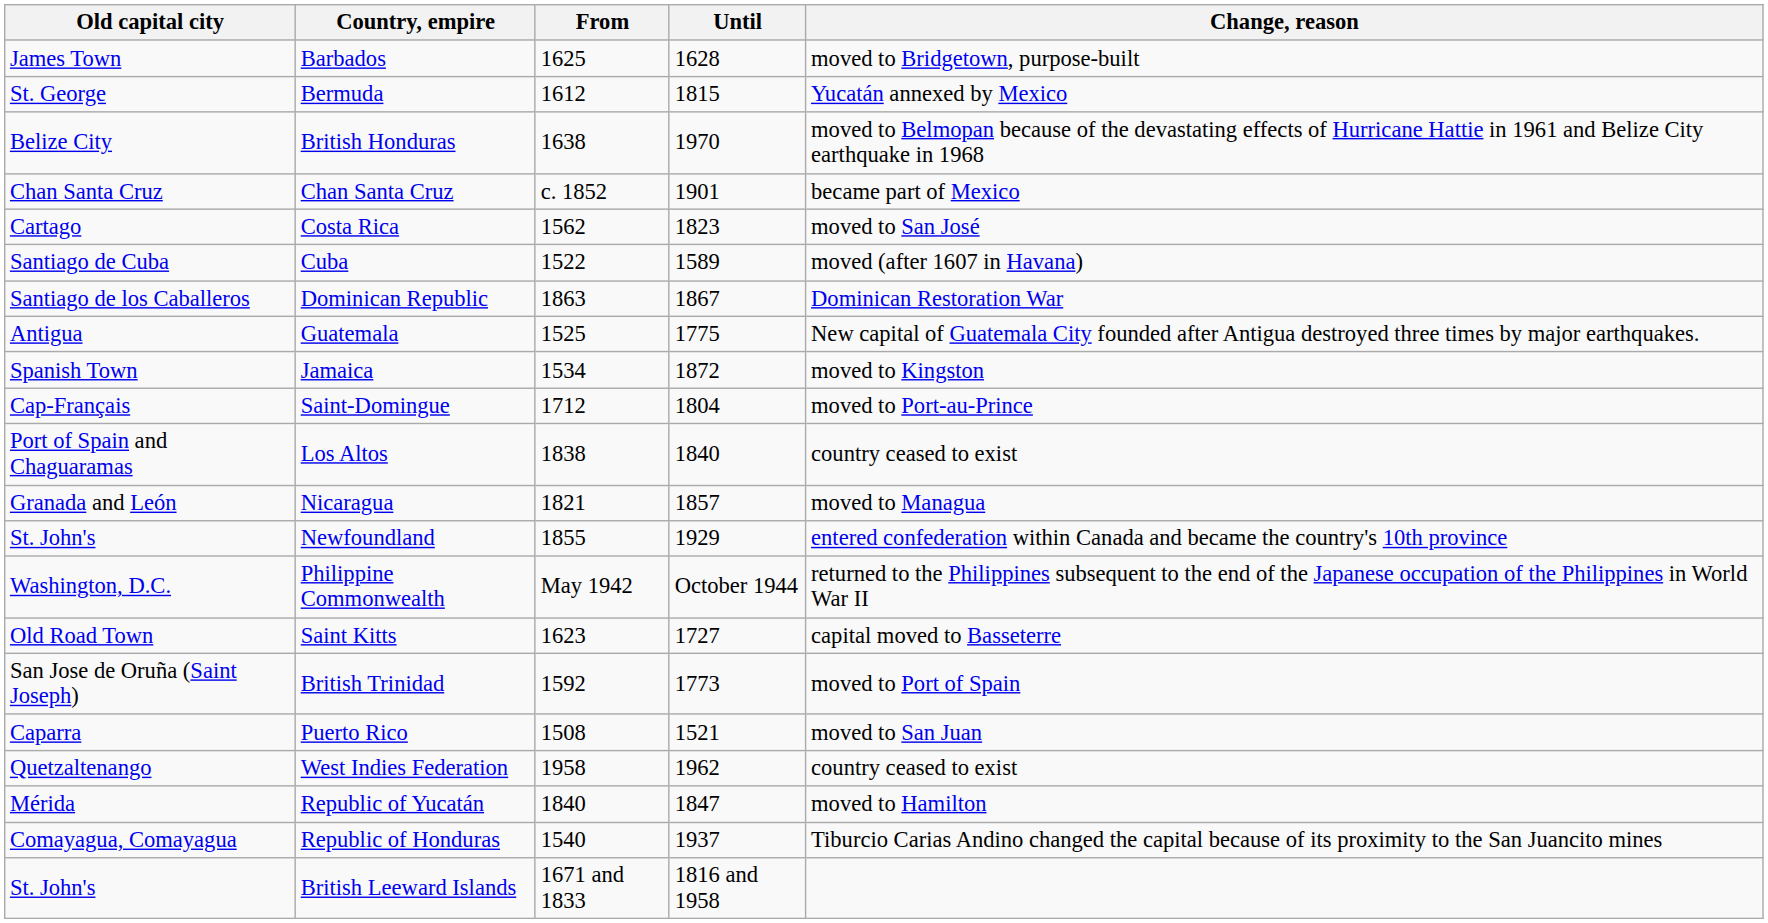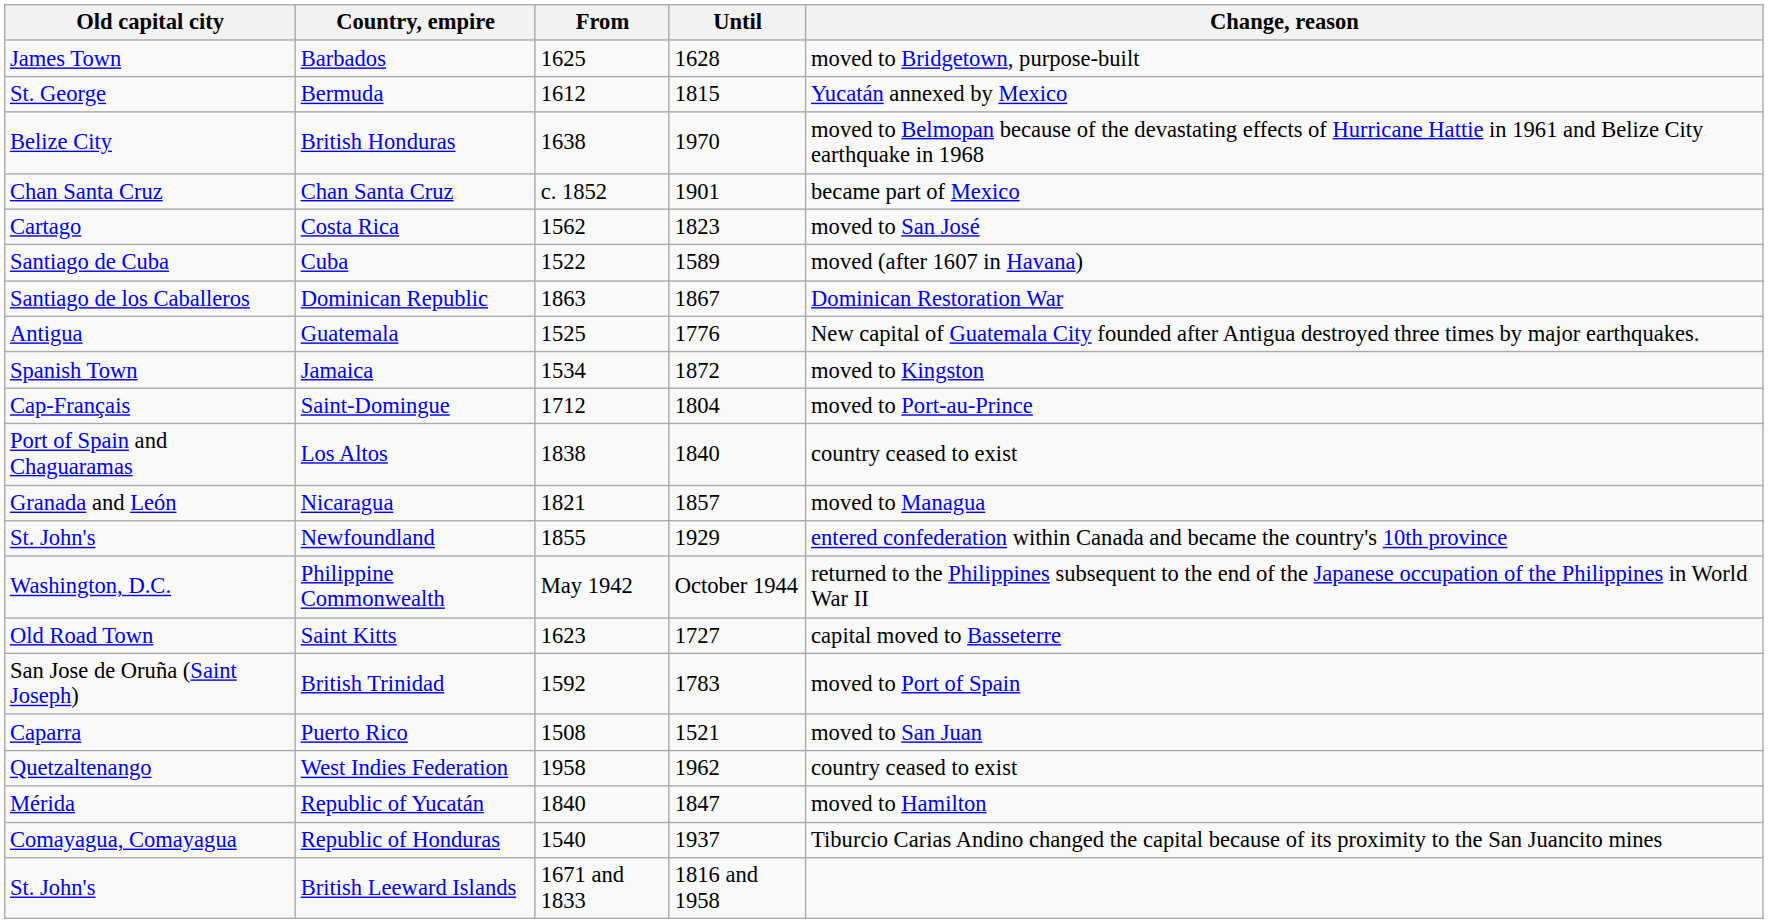(697, 333) 1775 -> (697, 333) 1776
(697, 683) 1773 -> (697, 683) 1783
